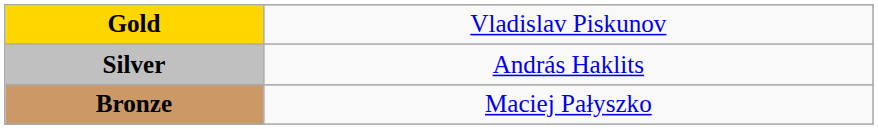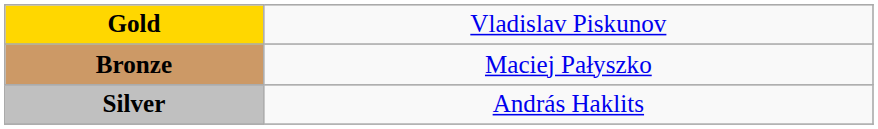rows swapped: (134, 64) <-> (134, 104)
